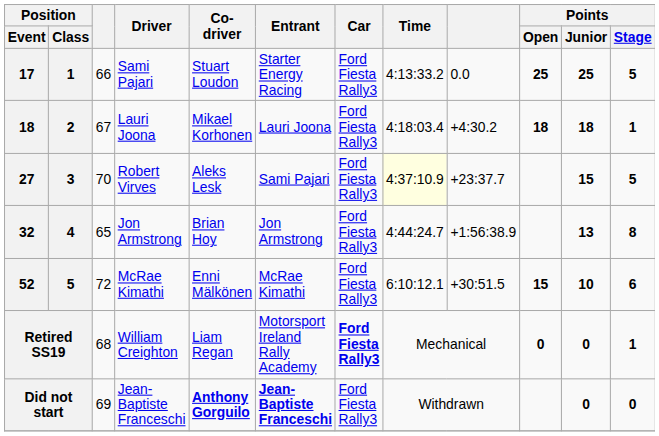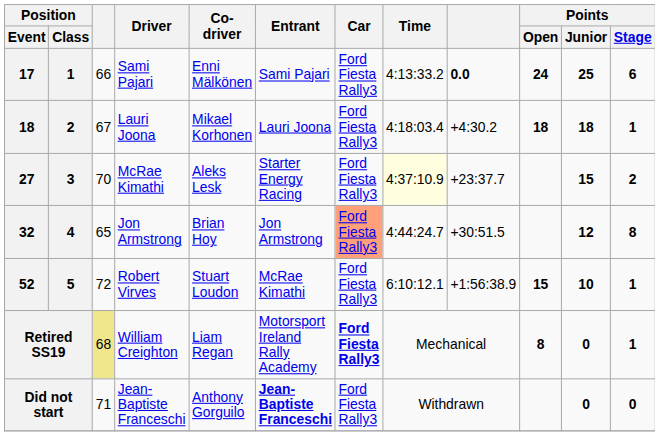(215, 74) Stuart Loudon -> (222, 74) Enni Mälkönen
(281, 74) Starter Energy Racing -> (294, 74) Sami Pajari
(460, 74) normal -> (460, 74) bold
(541, 74) 25 -> (541, 74) 24
(633, 74) 5 -> (633, 74) 6
(139, 179) Robert Virves -> (141, 179) McRae Kimathi
(294, 179) Sami Pajari -> (281, 179) Starter Energy Racing
(633, 179) 5 -> (633, 179) 2
(358, 231) no background -> (358, 231) lightsalmon background
(483, 231) +1:56:38.9 -> (478, 231) +30:51.5
(586, 231) 13 -> (586, 231) 12
(141, 284) McRae Kimathi -> (139, 284) Robert Virves
(222, 284) Enni Mälkönen -> (215, 284) Stuart Loudon
(478, 284) +30:51.5 -> (483, 284) +1:56:38.9
(633, 284) 6 -> (633, 284) 1
(103, 344) no background -> (103, 344) khaki background
(541, 344) 0 -> (541, 344) 8
(103, 404) 69 -> (103, 404) 71
(221, 404) bold -> (218, 404) normal
